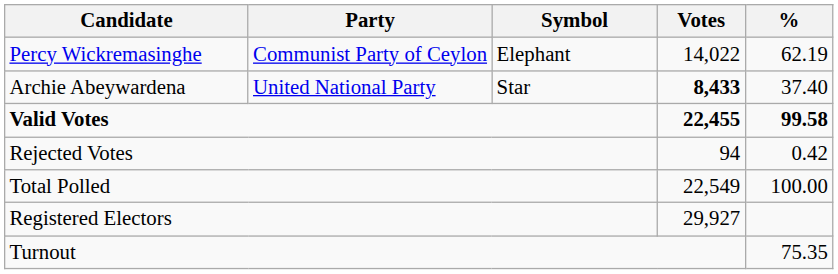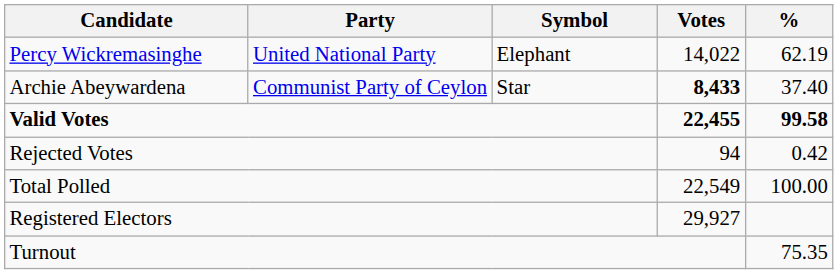(370, 53) Communist Party of Ceylon -> (344, 53) United National Party
(344, 86) United National Party -> (370, 86) Communist Party of Ceylon
